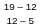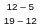rows swapped: (20, 7) <-> (20, 20)
